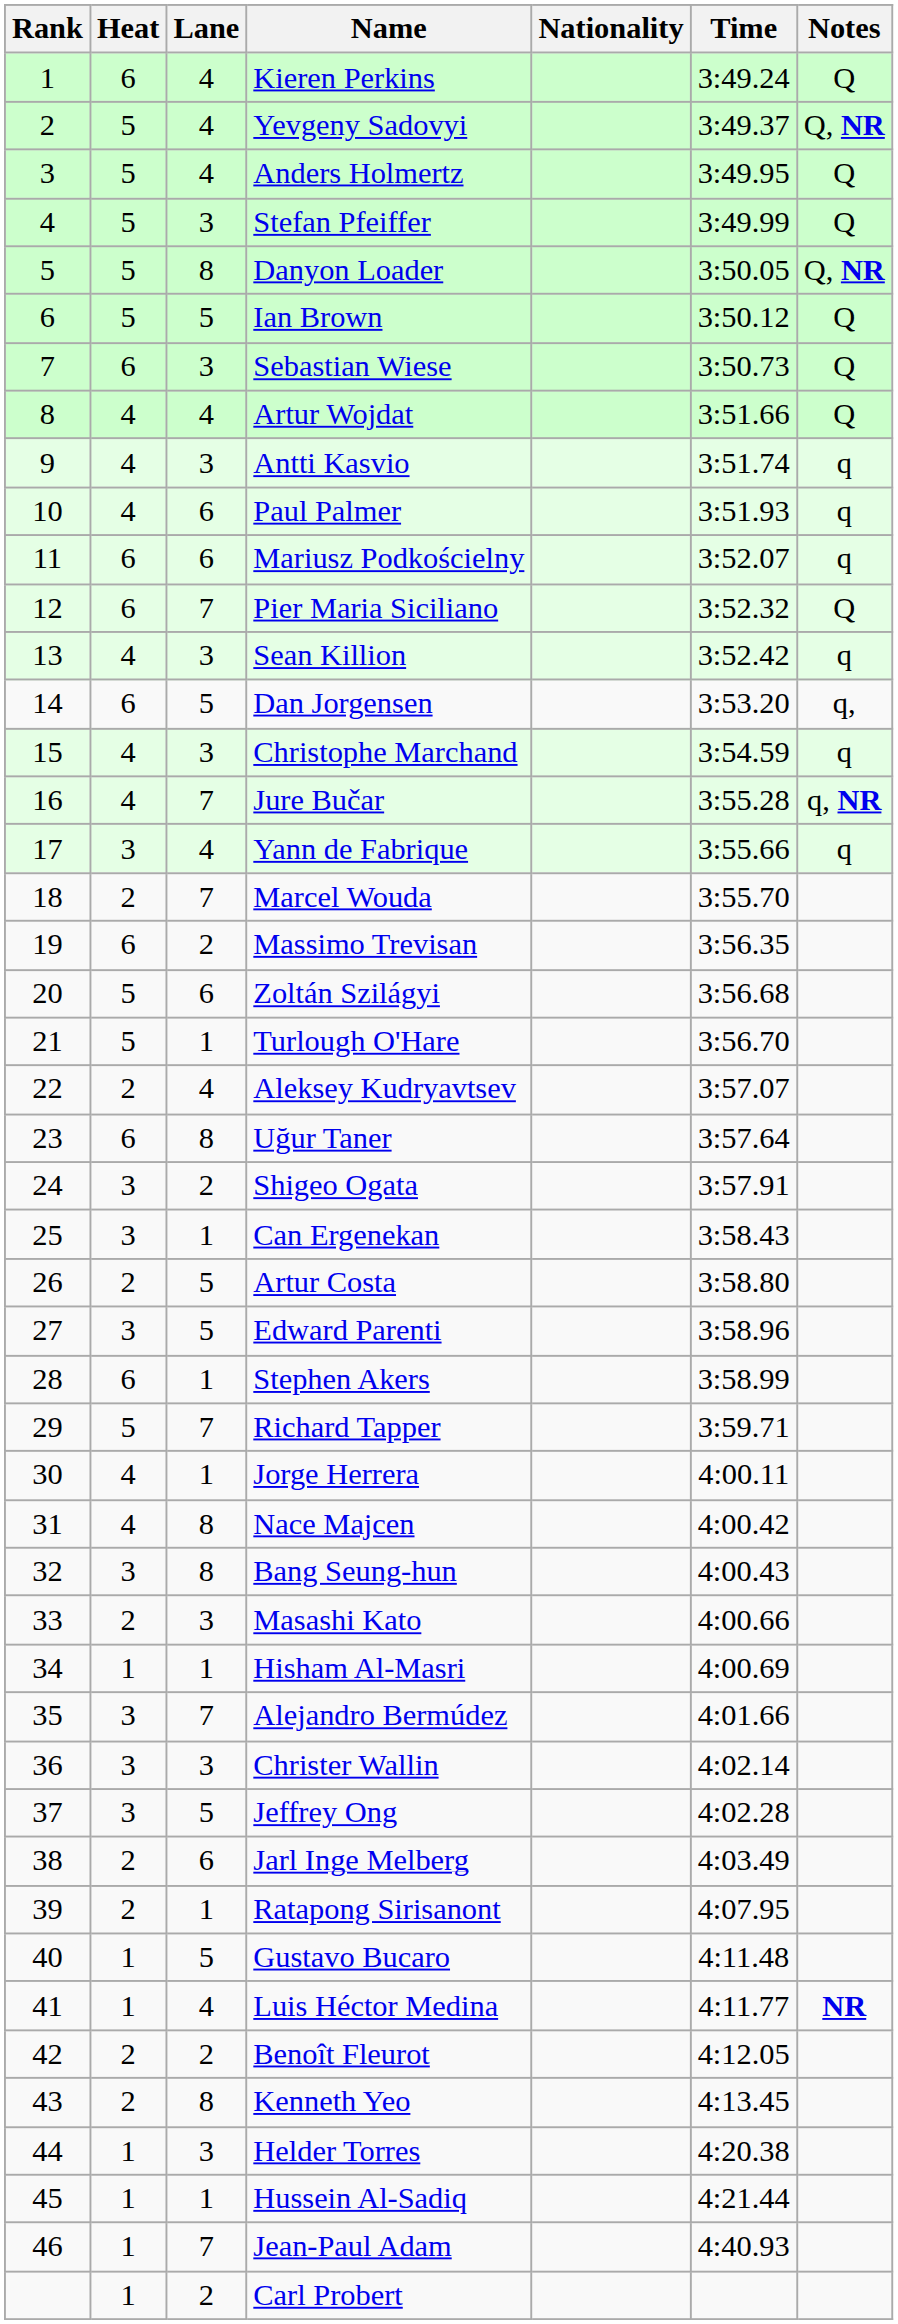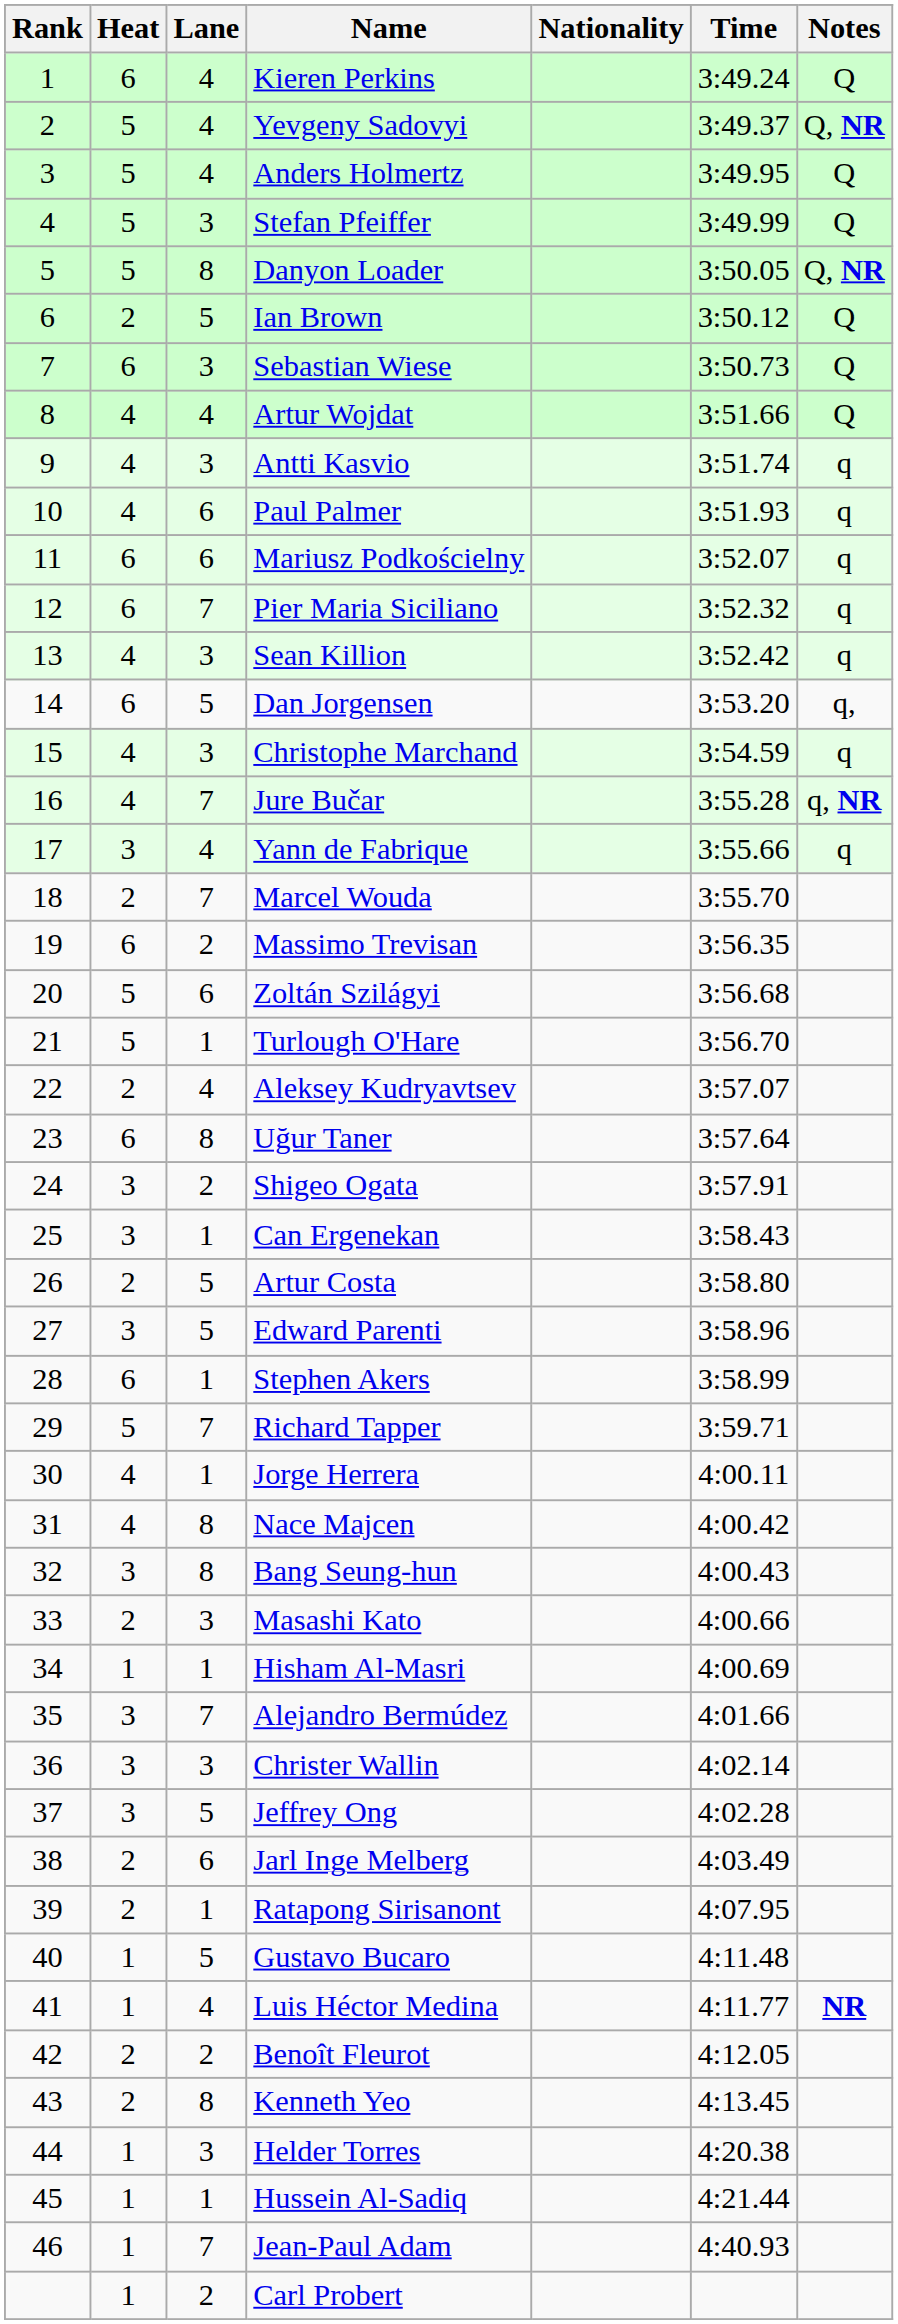(128, 317) 5 -> (128, 317) 2
(844, 607) Q -> (844, 607) q
